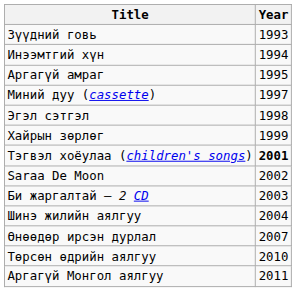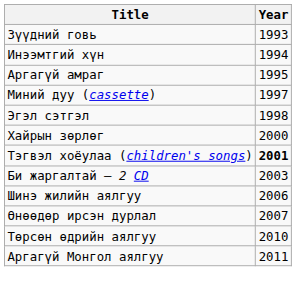(274, 135) 1999 -> (274, 135) 2000
- row: (56, 176)
(274, 216) 2004 -> (274, 196) 2006
